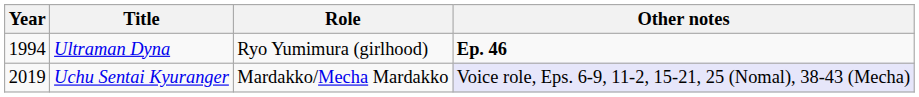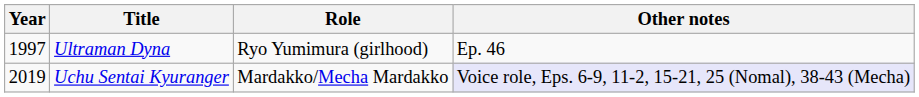(27, 48) 1994 -> (27, 48) 1997
(482, 48) bold -> (481, 48) normal
